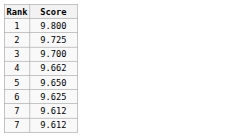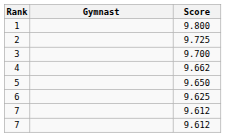+ column: (101, 11)
